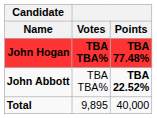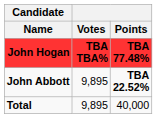(93, 82) TBA TBA% -> (95, 82) 9,895
